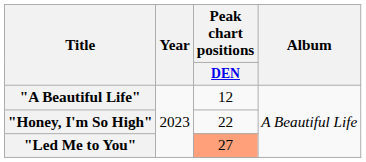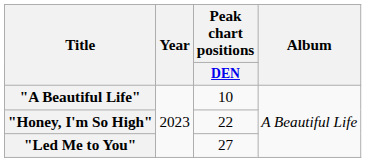(226, 97) 12 -> (226, 97) 10
(226, 145) lightsalmon background -> (226, 145) no background
